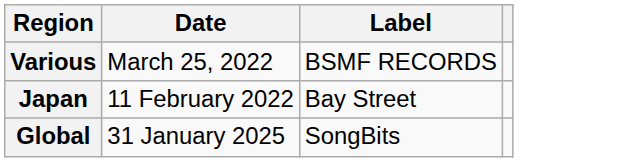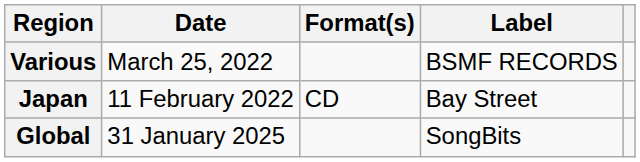+ column: (360, 23)
